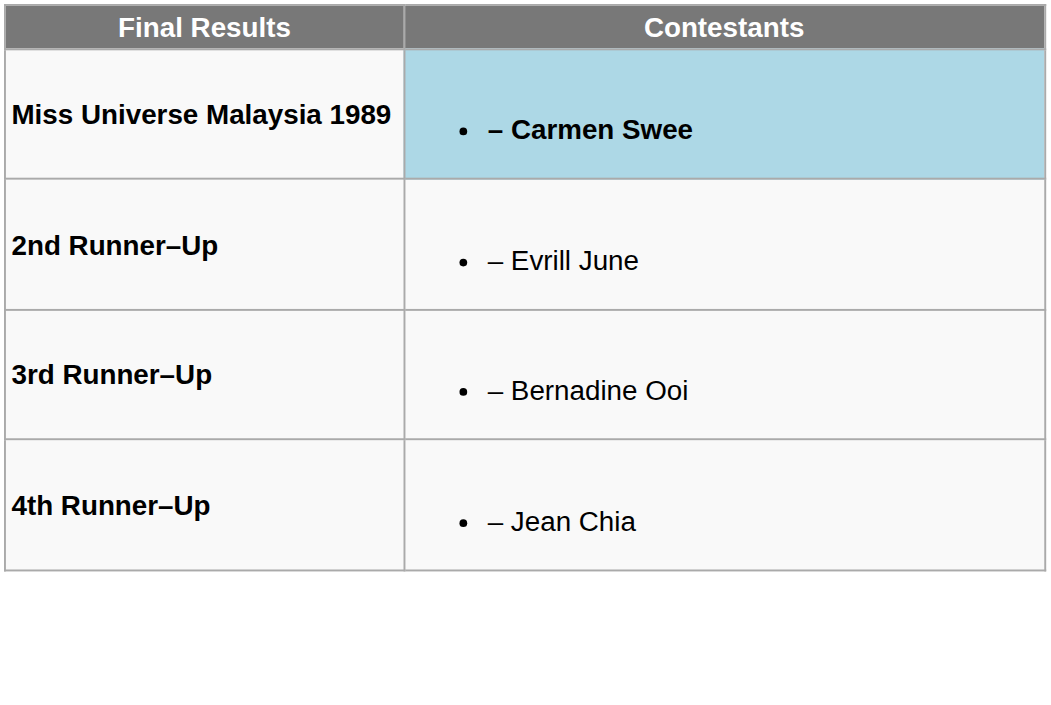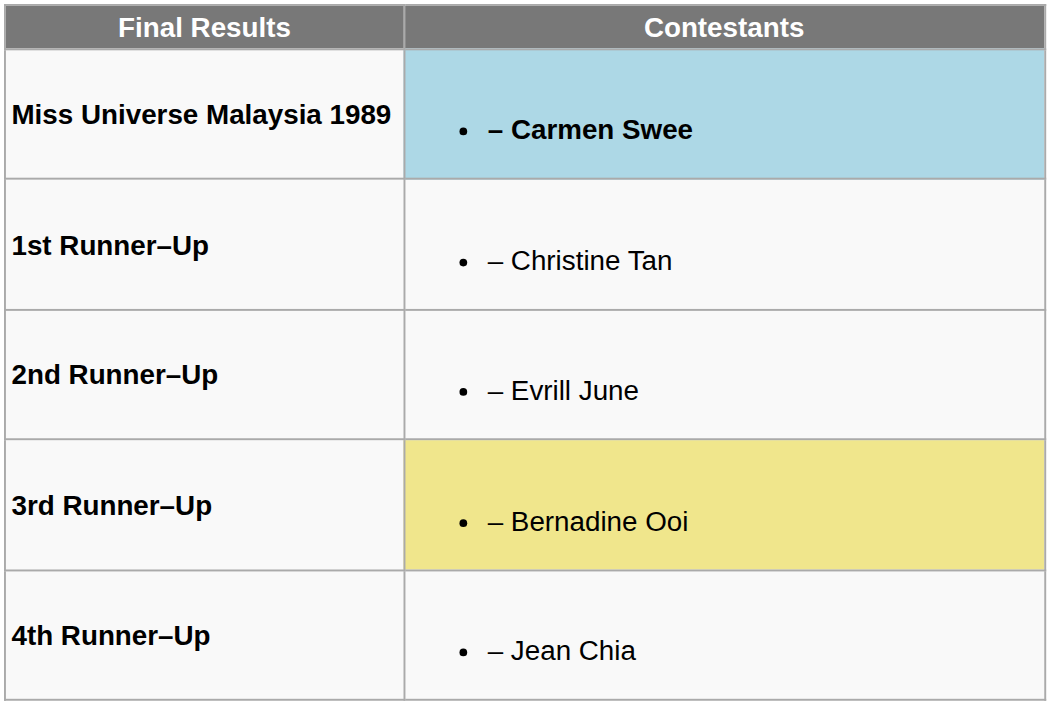+ row: (110, 245)
(724, 391) no background -> (724, 521) khaki background
